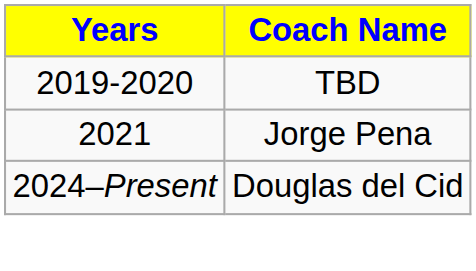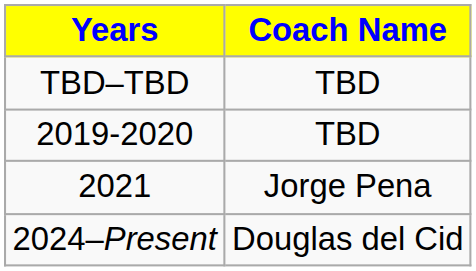+ row: (115, 82)
